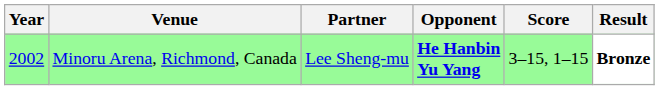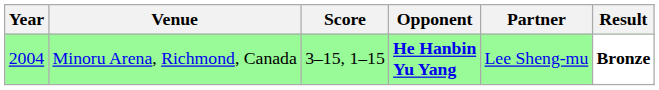columns swapped: (357, 19) <-> (548, 19)
(26, 59) 2002 -> (26, 59) 2004
